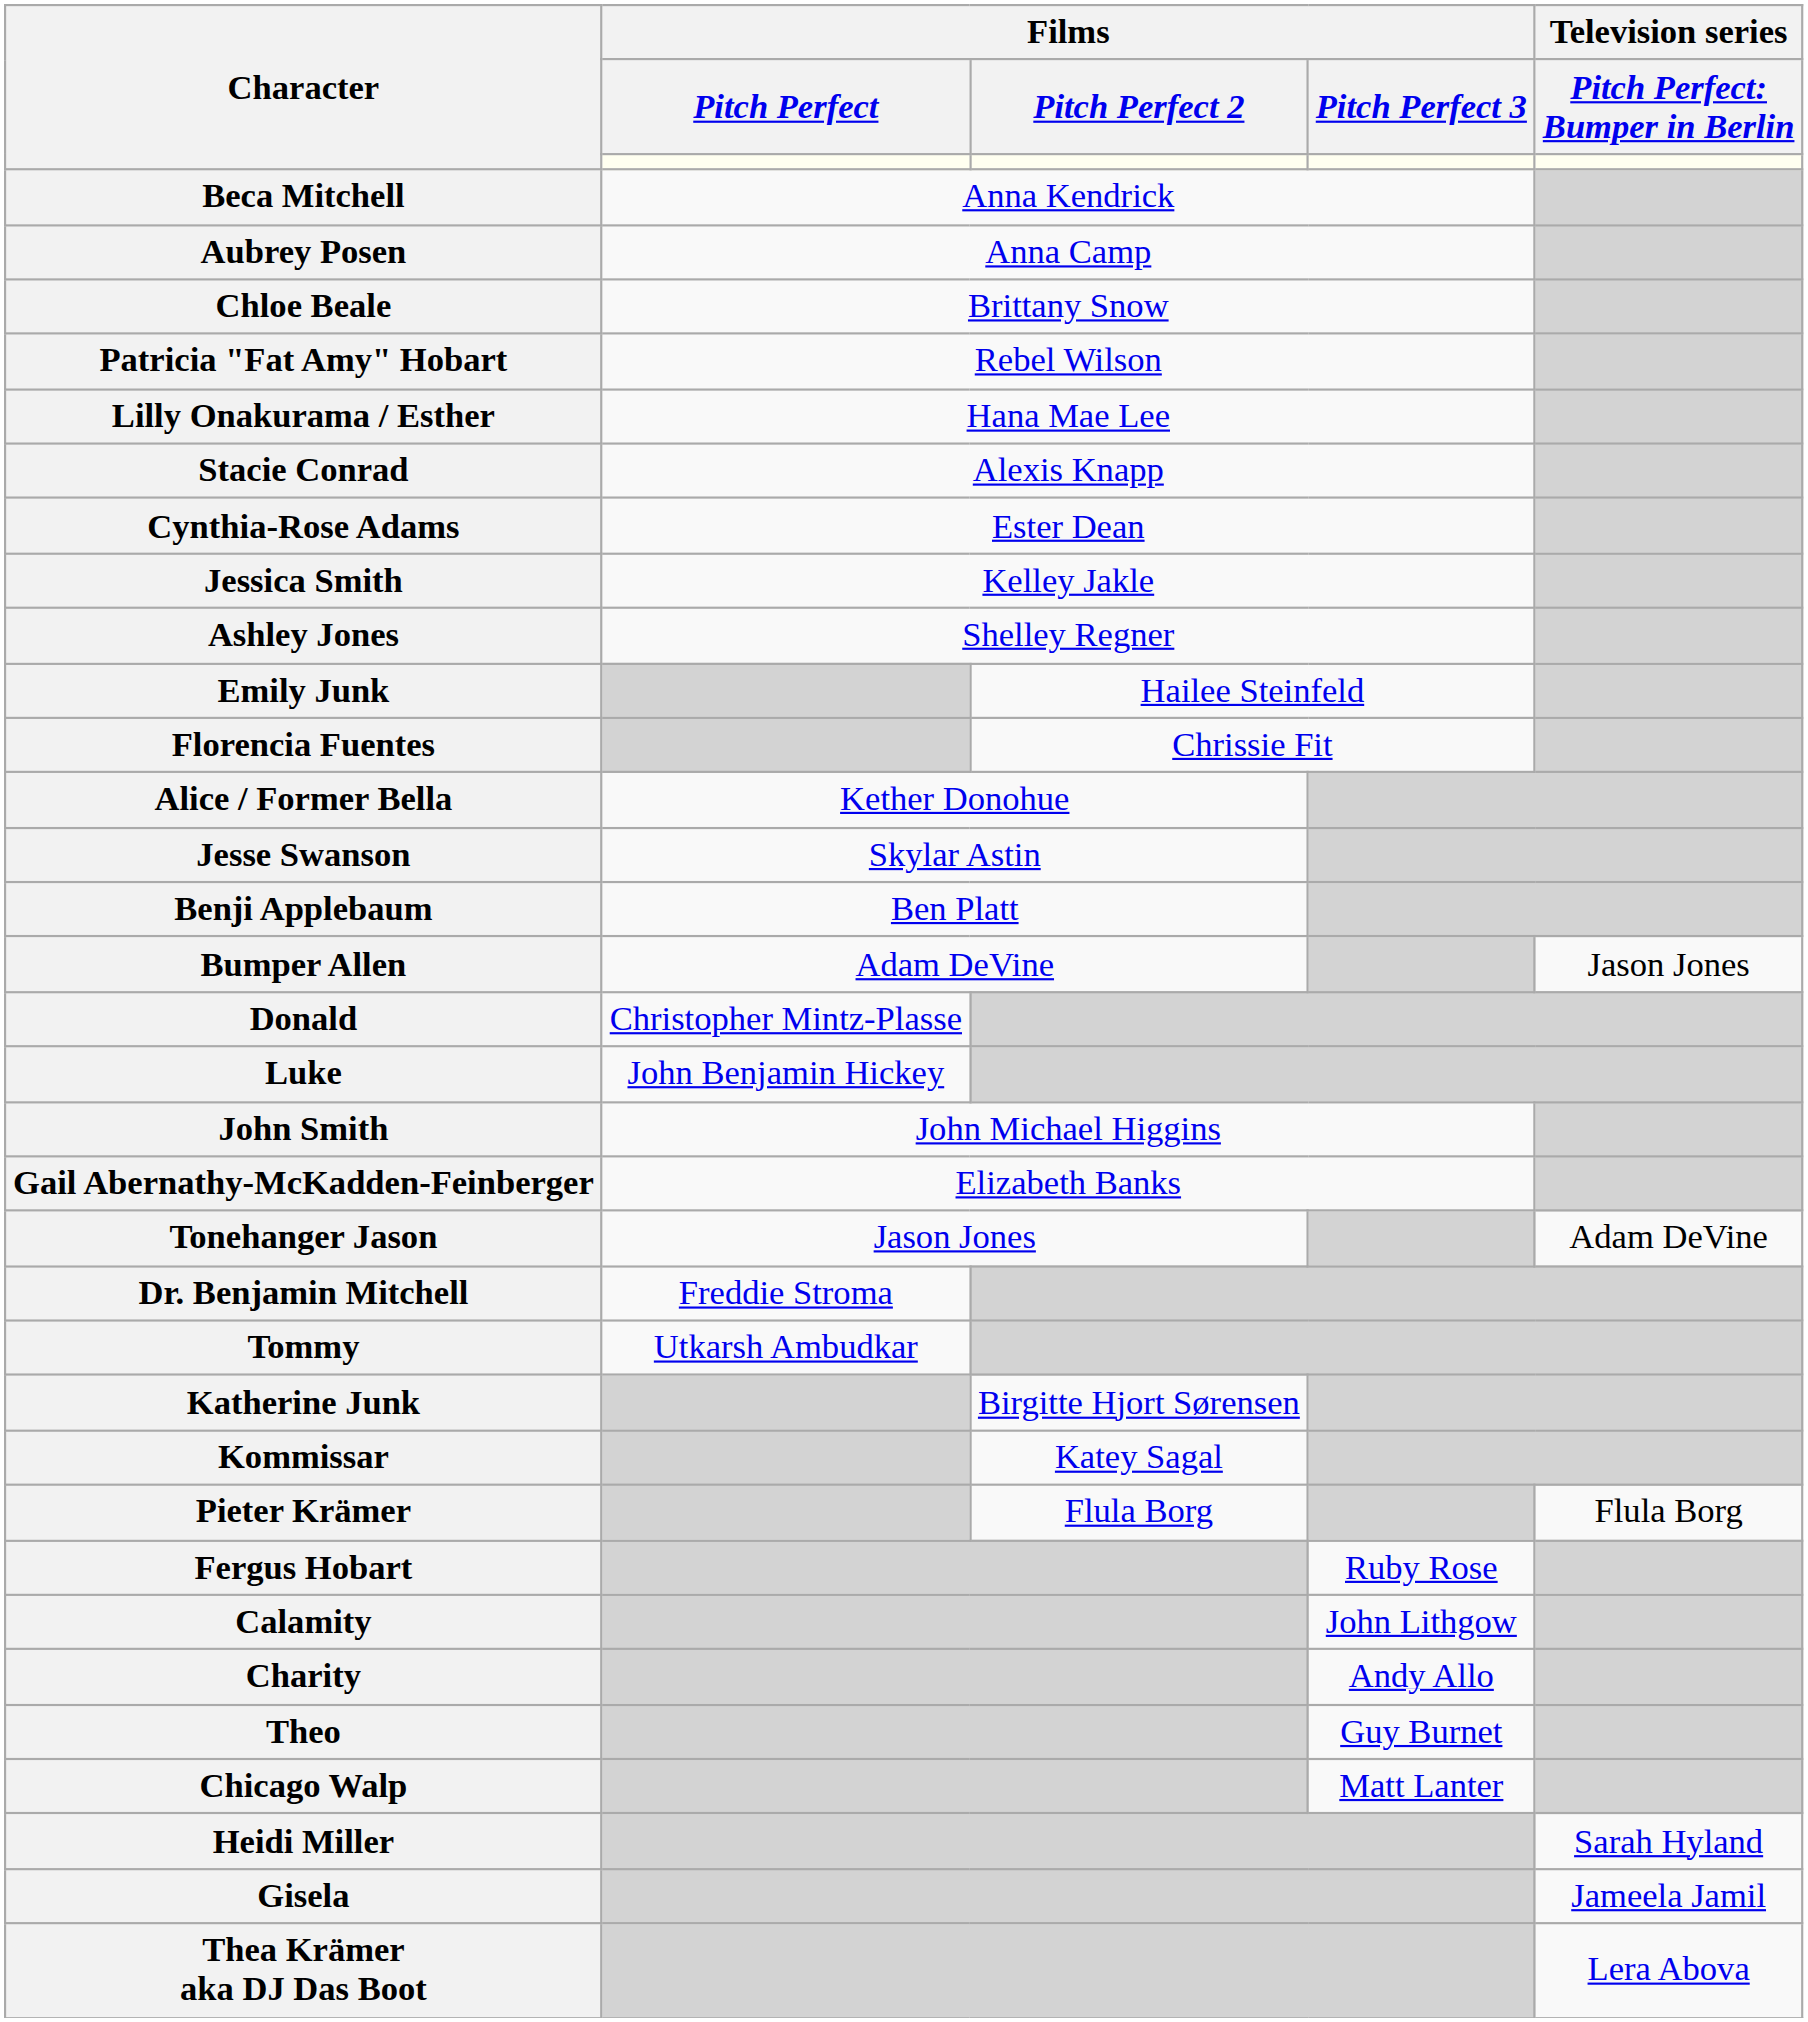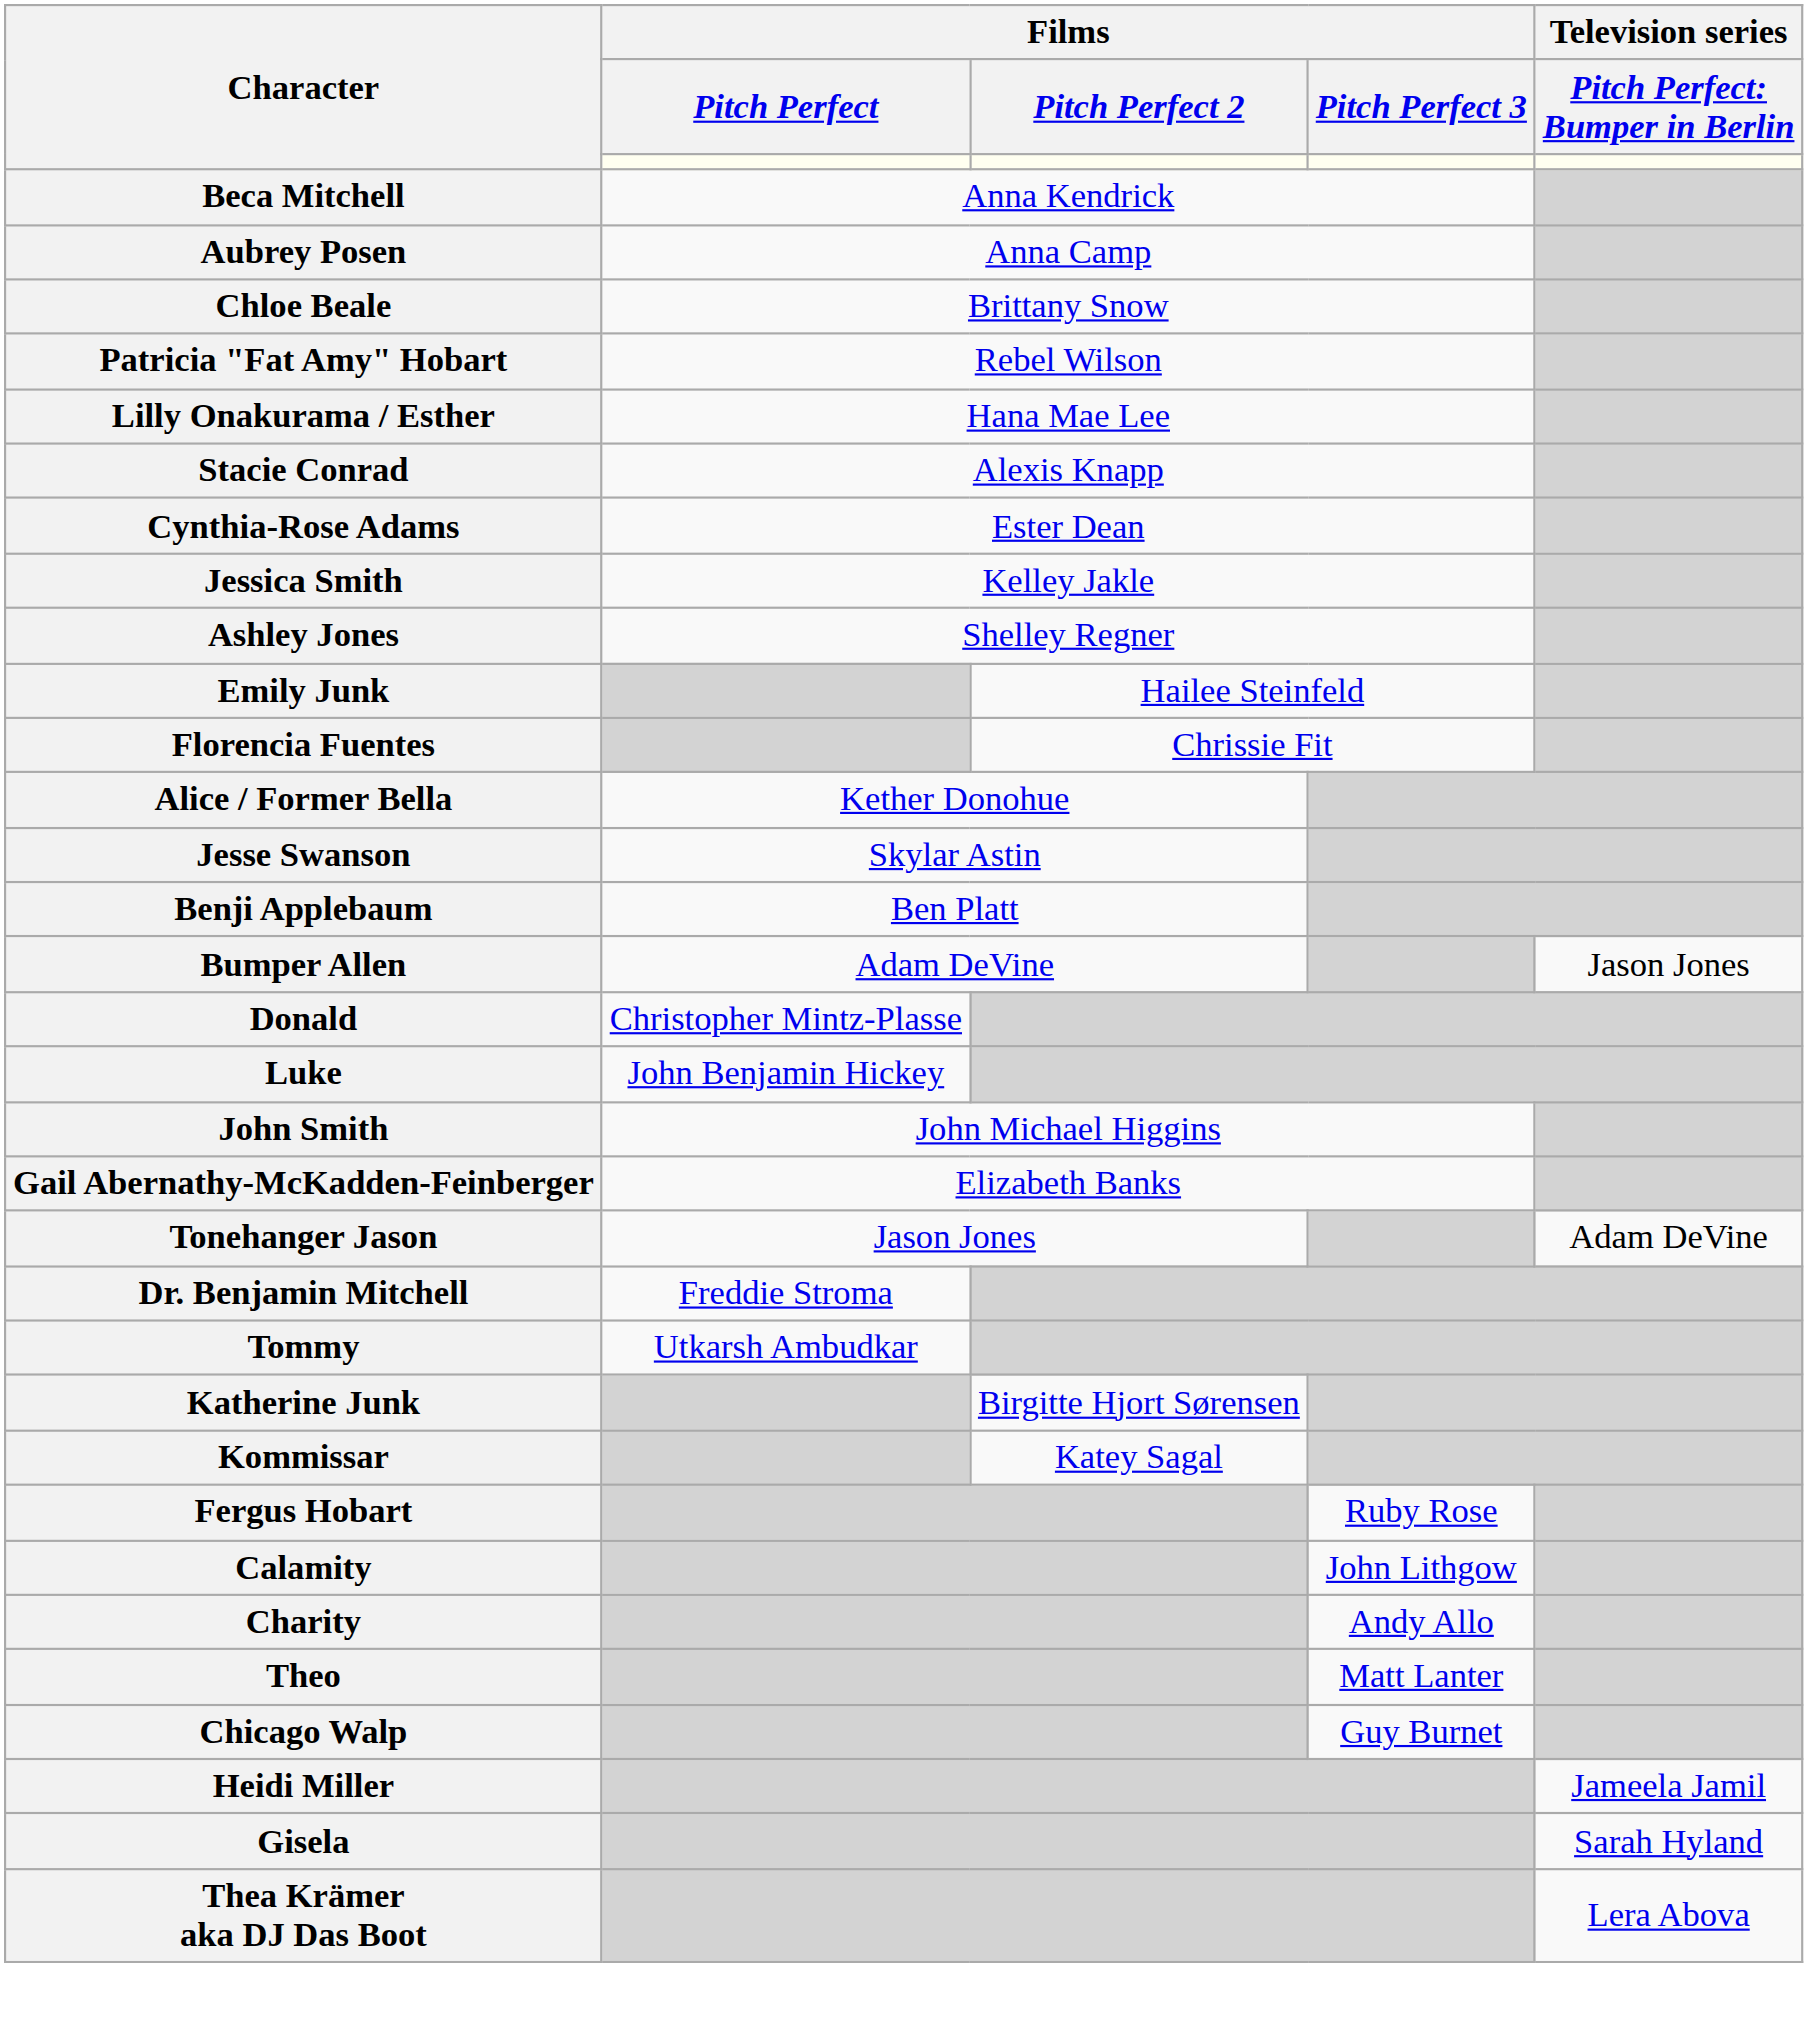- row: (303, 1511)
(1421, 1731) Guy Burnet -> (1421, 1676) Matt Lanter
(1421, 1785) Matt Lanter -> (1421, 1731) Guy Burnet
(1669, 1840) Sarah Hyland -> (1669, 1785) Jameela Jamil
(1669, 1895) Jameela Jamil -> (1669, 1840) Sarah Hyland
